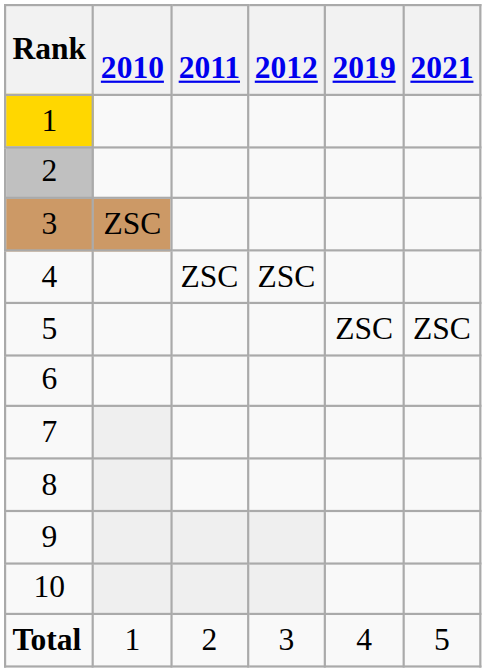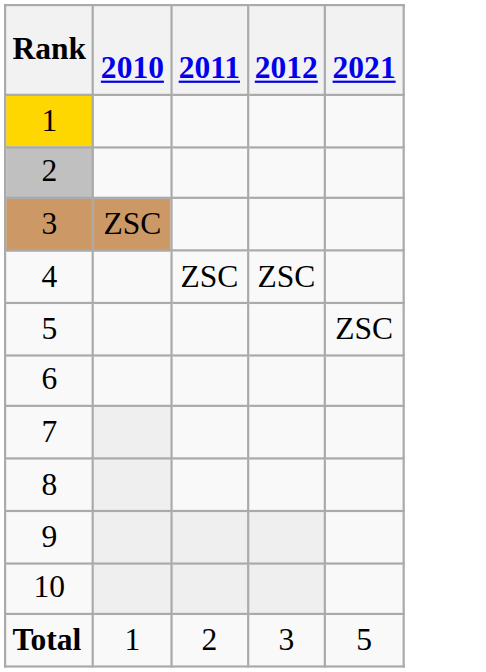- column: (364, 68)
